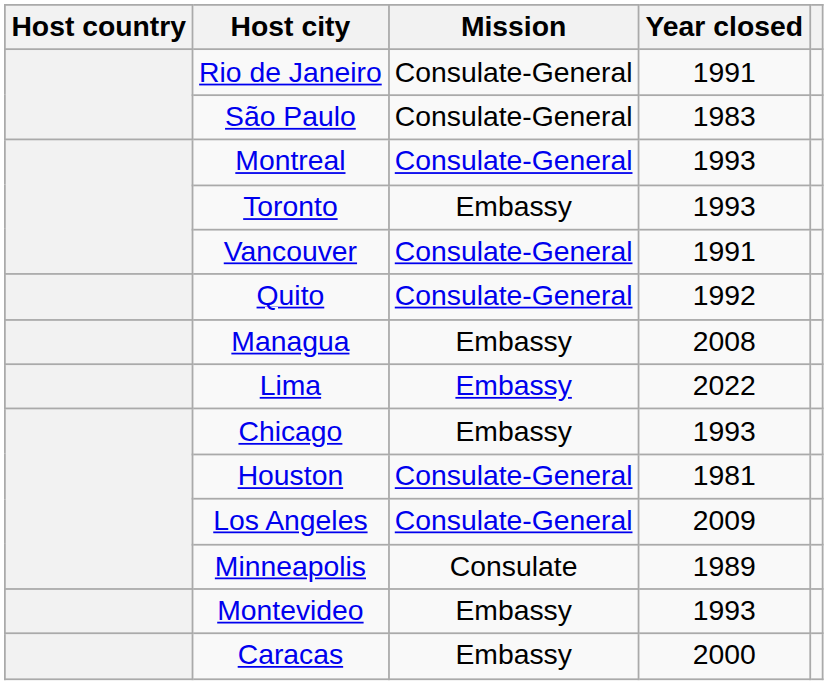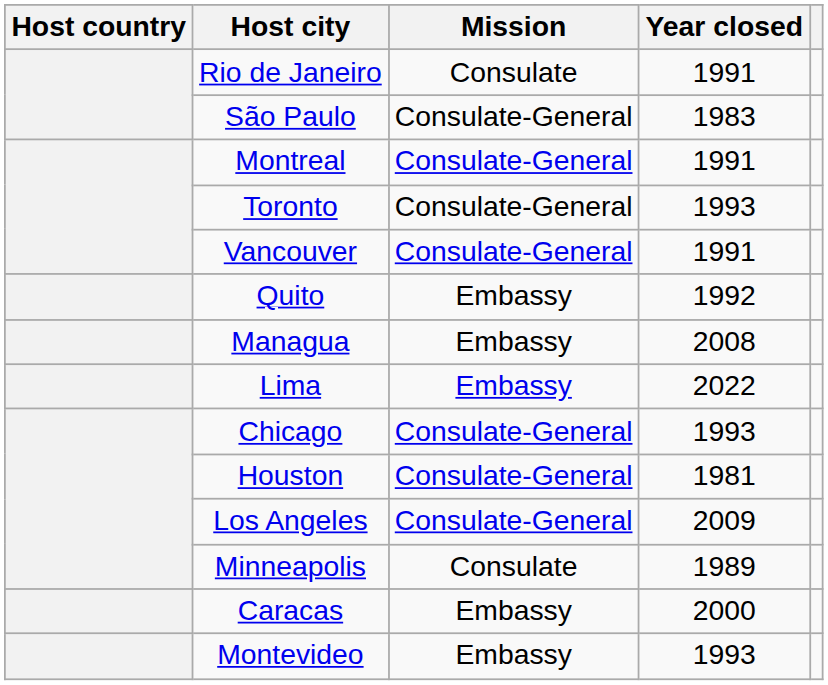(514, 71) Consulate-General -> (514, 71) Consulate
(724, 161) 1993 -> (724, 161) 1991
(514, 206) Embassy -> (514, 206) Consulate-General
(514, 296) Consulate-General -> (514, 296) Embassy
(514, 431) Embassy -> (514, 431) Consulate-General
rows swapped: (290, 610) <-> (290, 655)
